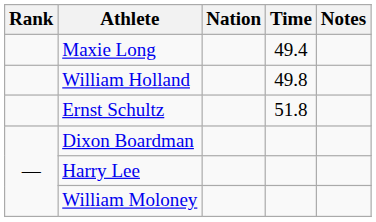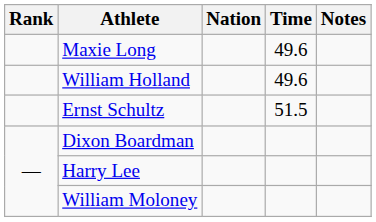(291, 49) 49.4 -> (291, 49) 49.6
(291, 79) 49.8 -> (291, 79) 49.6
(291, 110) 51.8 -> (291, 110) 51.5
